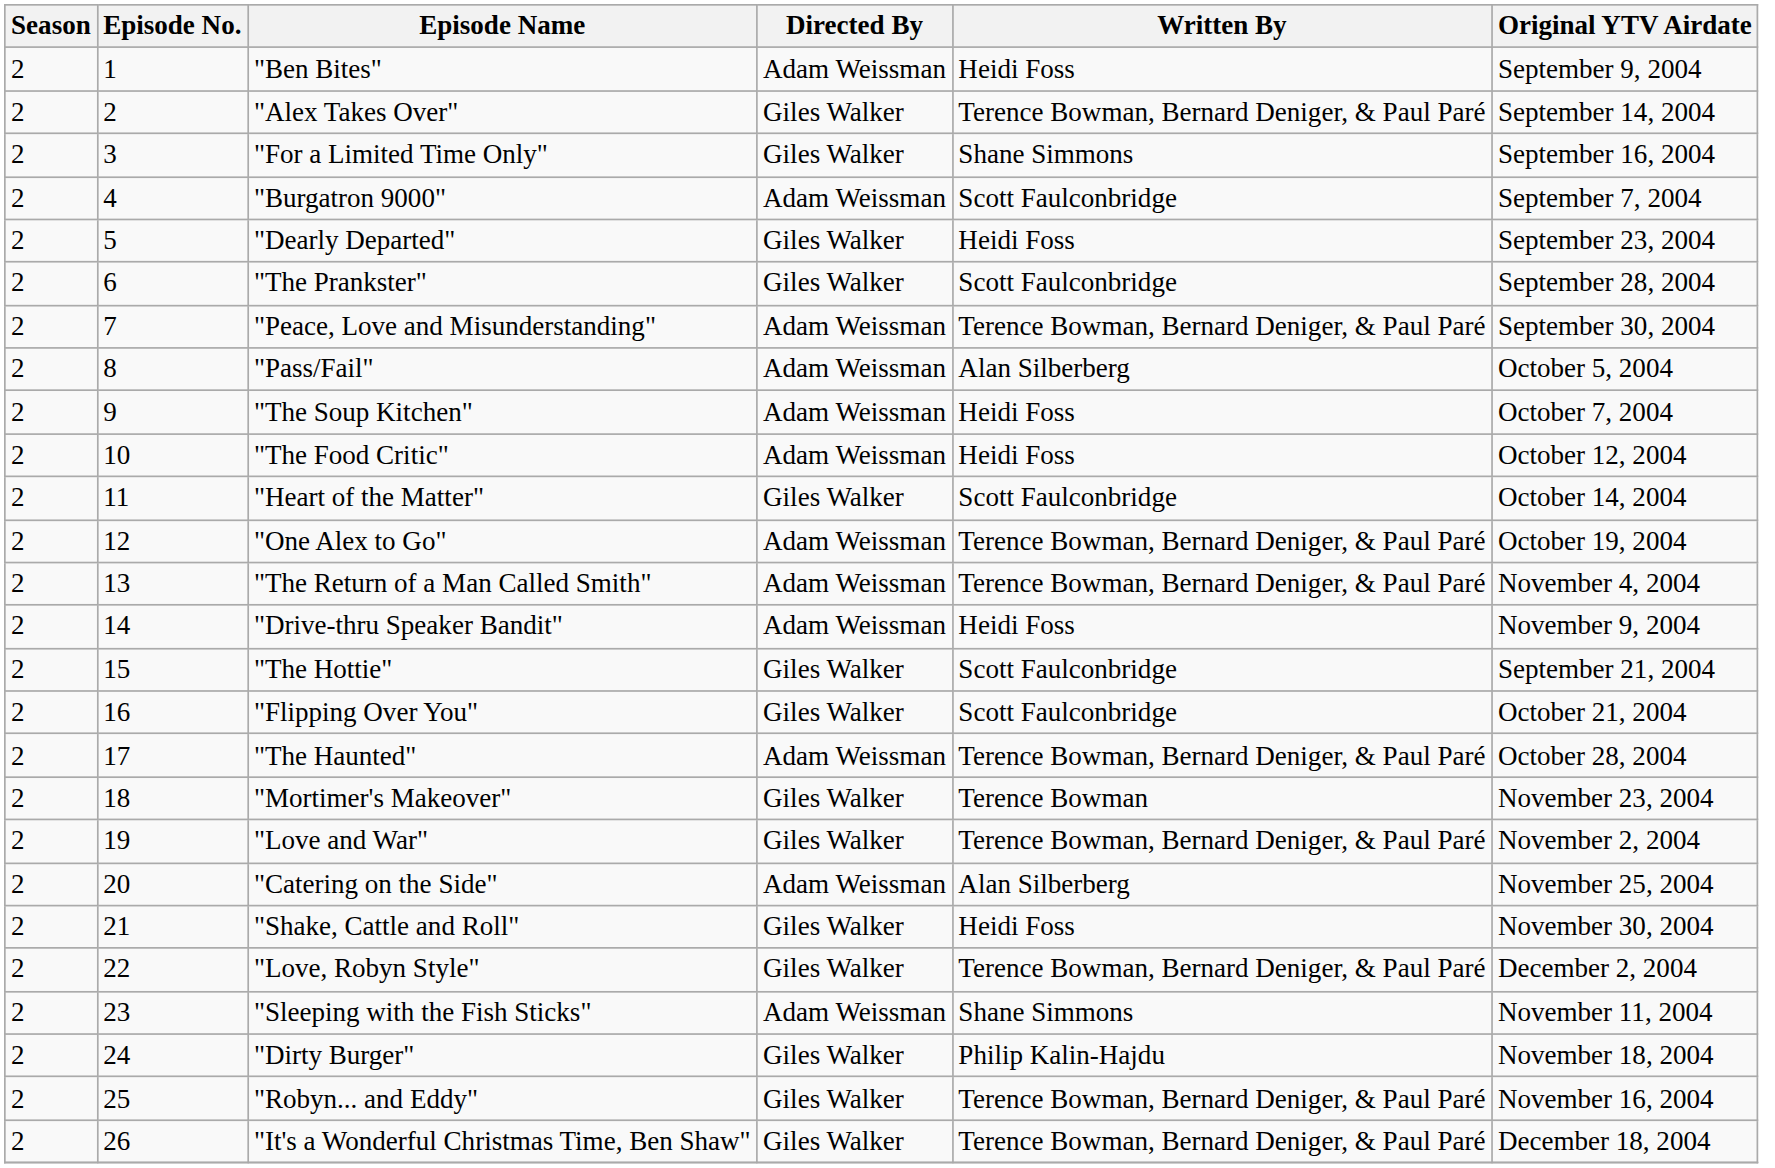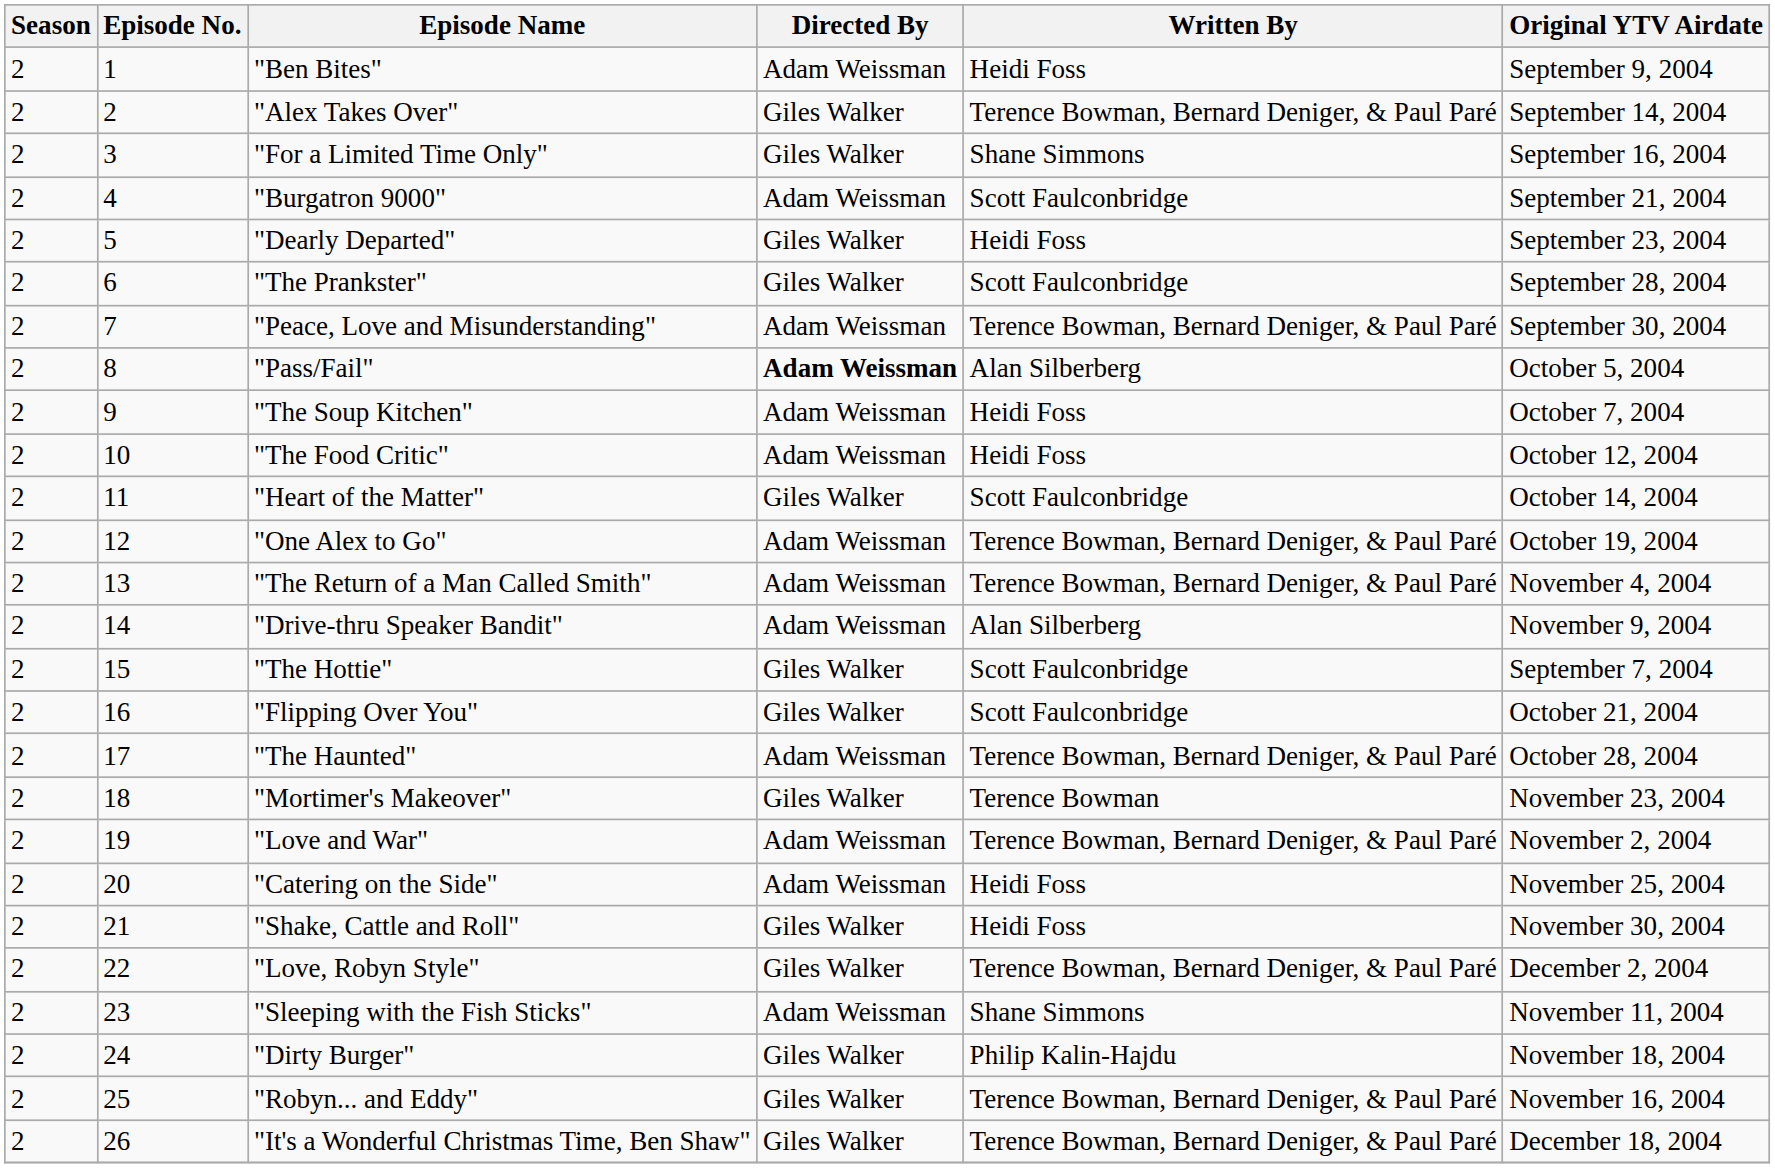(1600, 197) September 7, 2004 -> (1618, 197) September 21, 2004
(854, 369) normal -> (860, 369) bold
(1017, 626) Heidi Foss -> (1055, 626) Alan Silberberg
(1606, 669) September 21, 2004 -> (1611, 669) September 7, 2004
(833, 840) Giles Walker -> (854, 840) Adam Weissman
(1044, 883) Alan Silberberg -> (1028, 883) Heidi Foss
